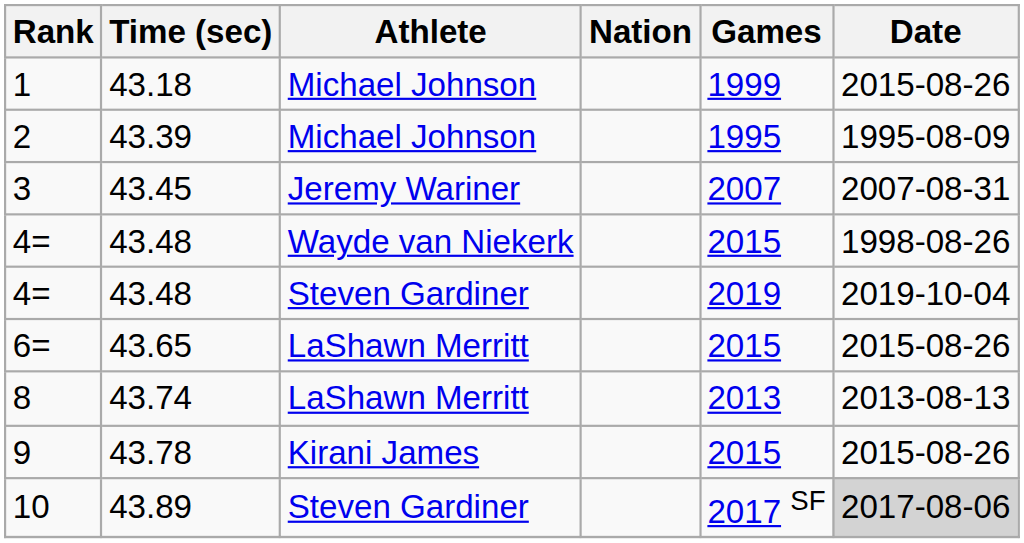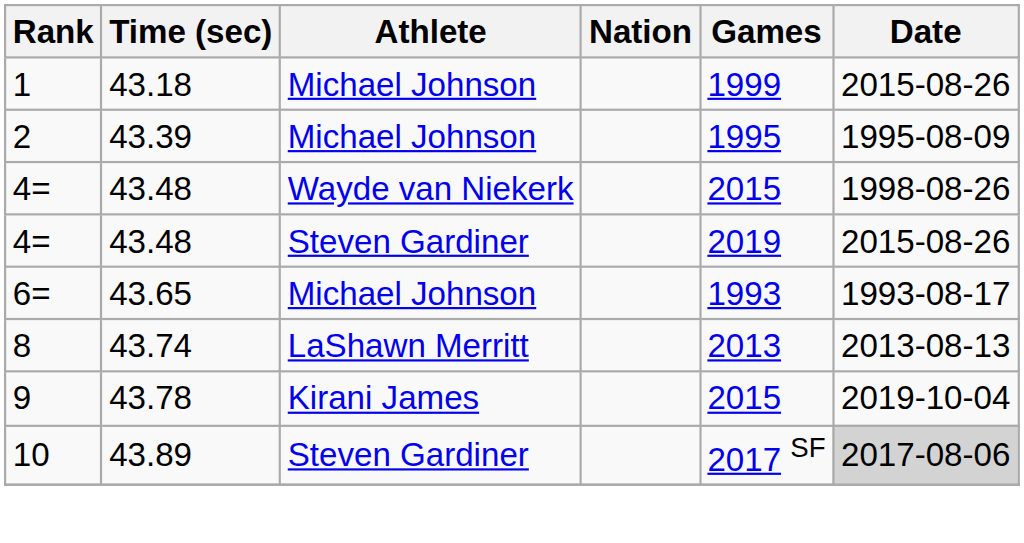- row: (22, 189)
(926, 294) 2019-10-04 -> (926, 241) 2015-08-26
+ row: (32, 294)
- row: (32, 346)
(926, 451) 2015-08-26 -> (926, 399) 2019-10-04
